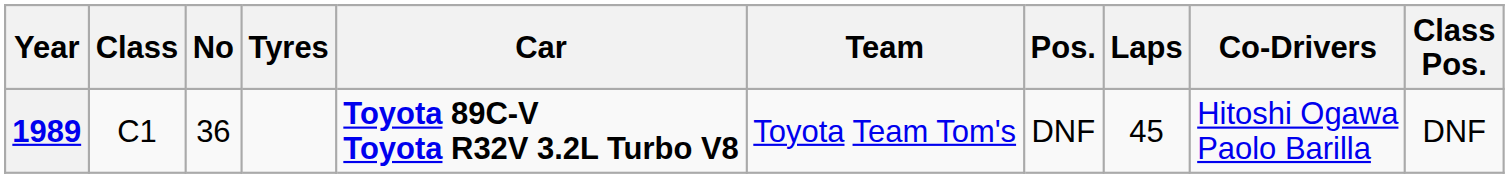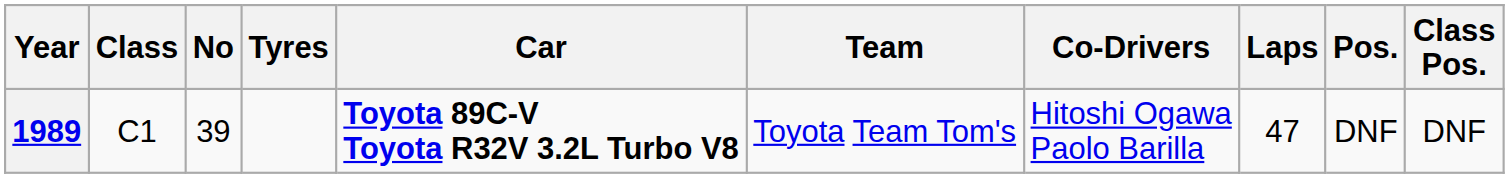columns swapped: (1298, 47) <-> (1063, 47)
(213, 130) 36 -> (213, 130) 39
(1147, 130) 45 -> (1282, 130) 47
